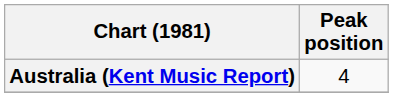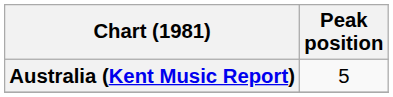(344, 75) 4 -> (344, 75) 5
